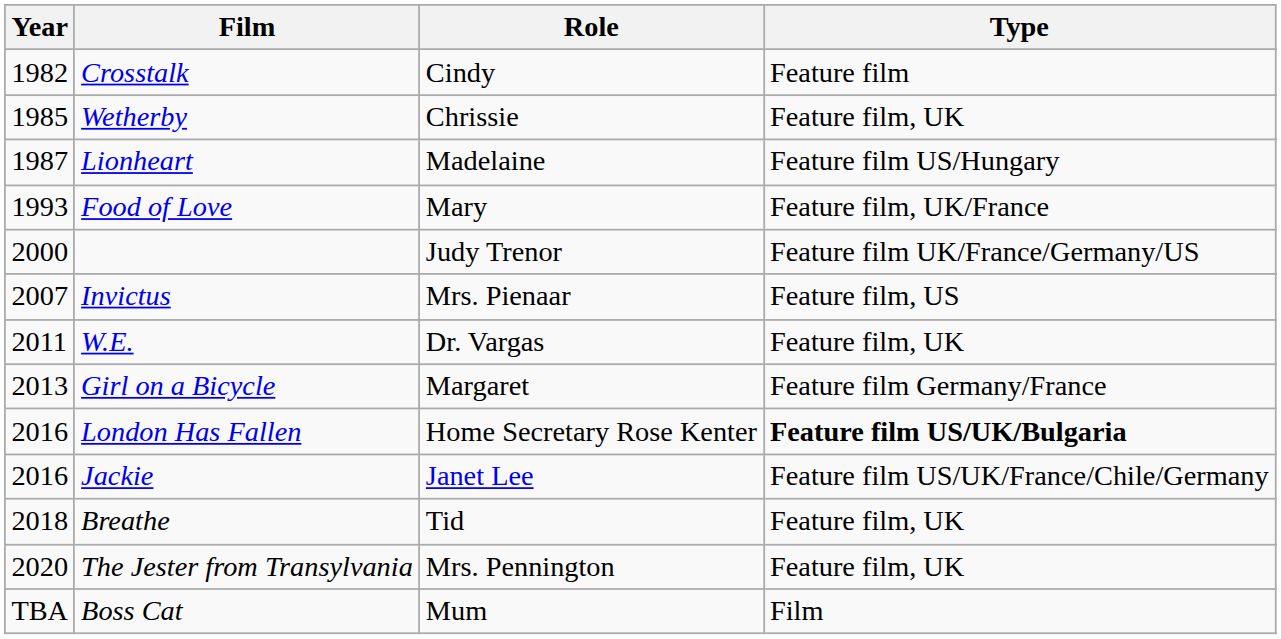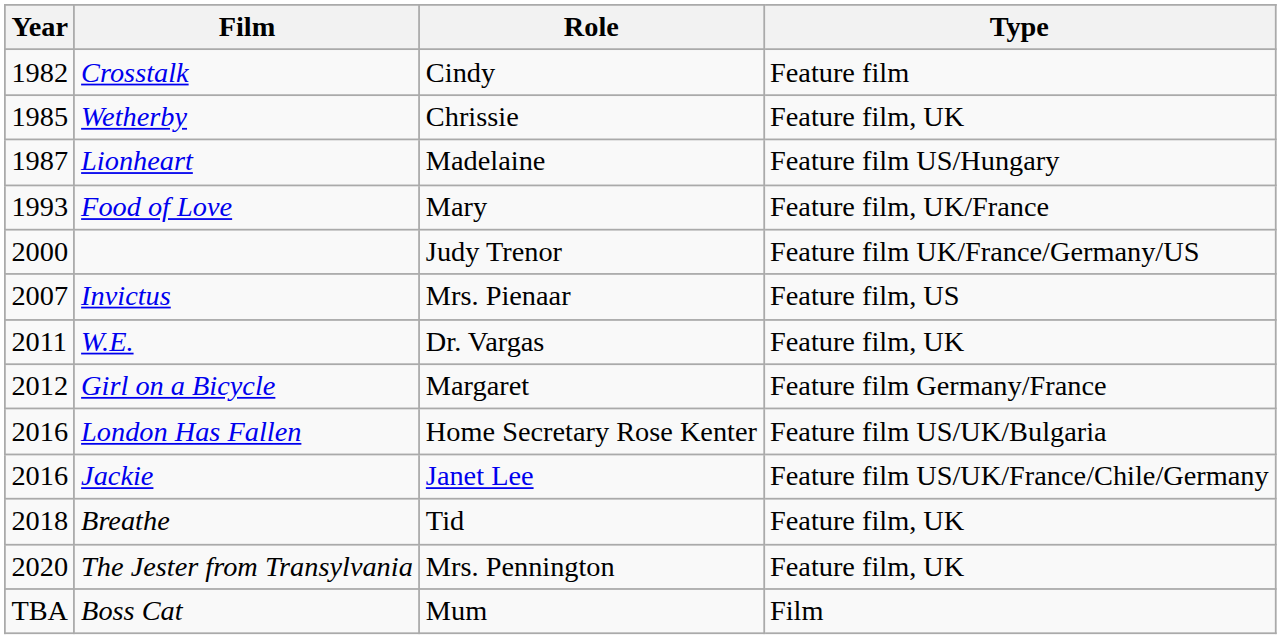(40, 386) 2013 -> (40, 386) 2012
(948, 431) bold -> (938, 431) normal
